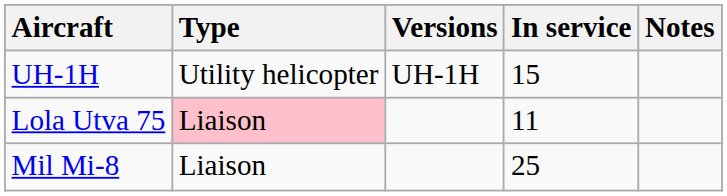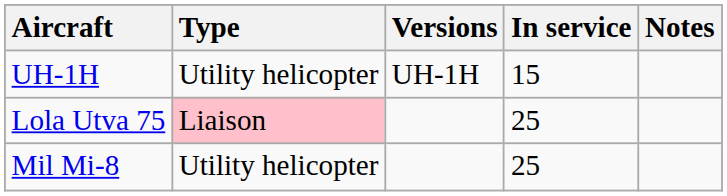(525, 119) 11 -> (526, 119) 25
(222, 166) Liaison -> (279, 166) Utility helicopter
